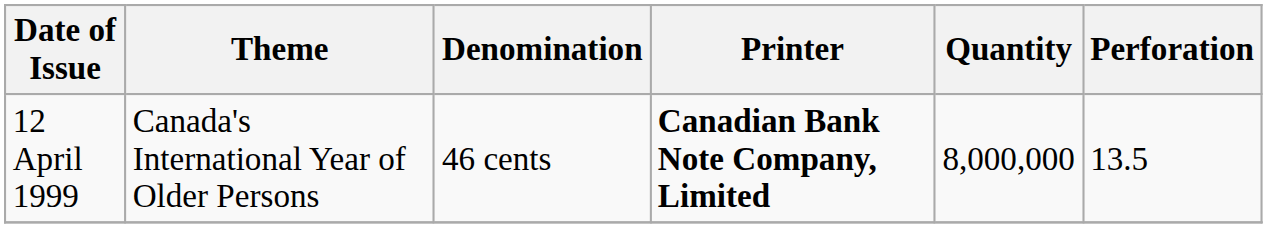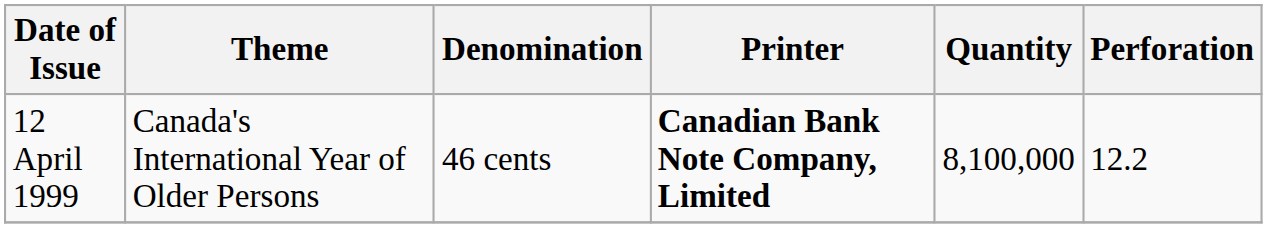(1009, 157) 8,000,000 -> (1009, 157) 8,100,000
(1119, 157) 13.5 -> (1119, 157) 12.2
